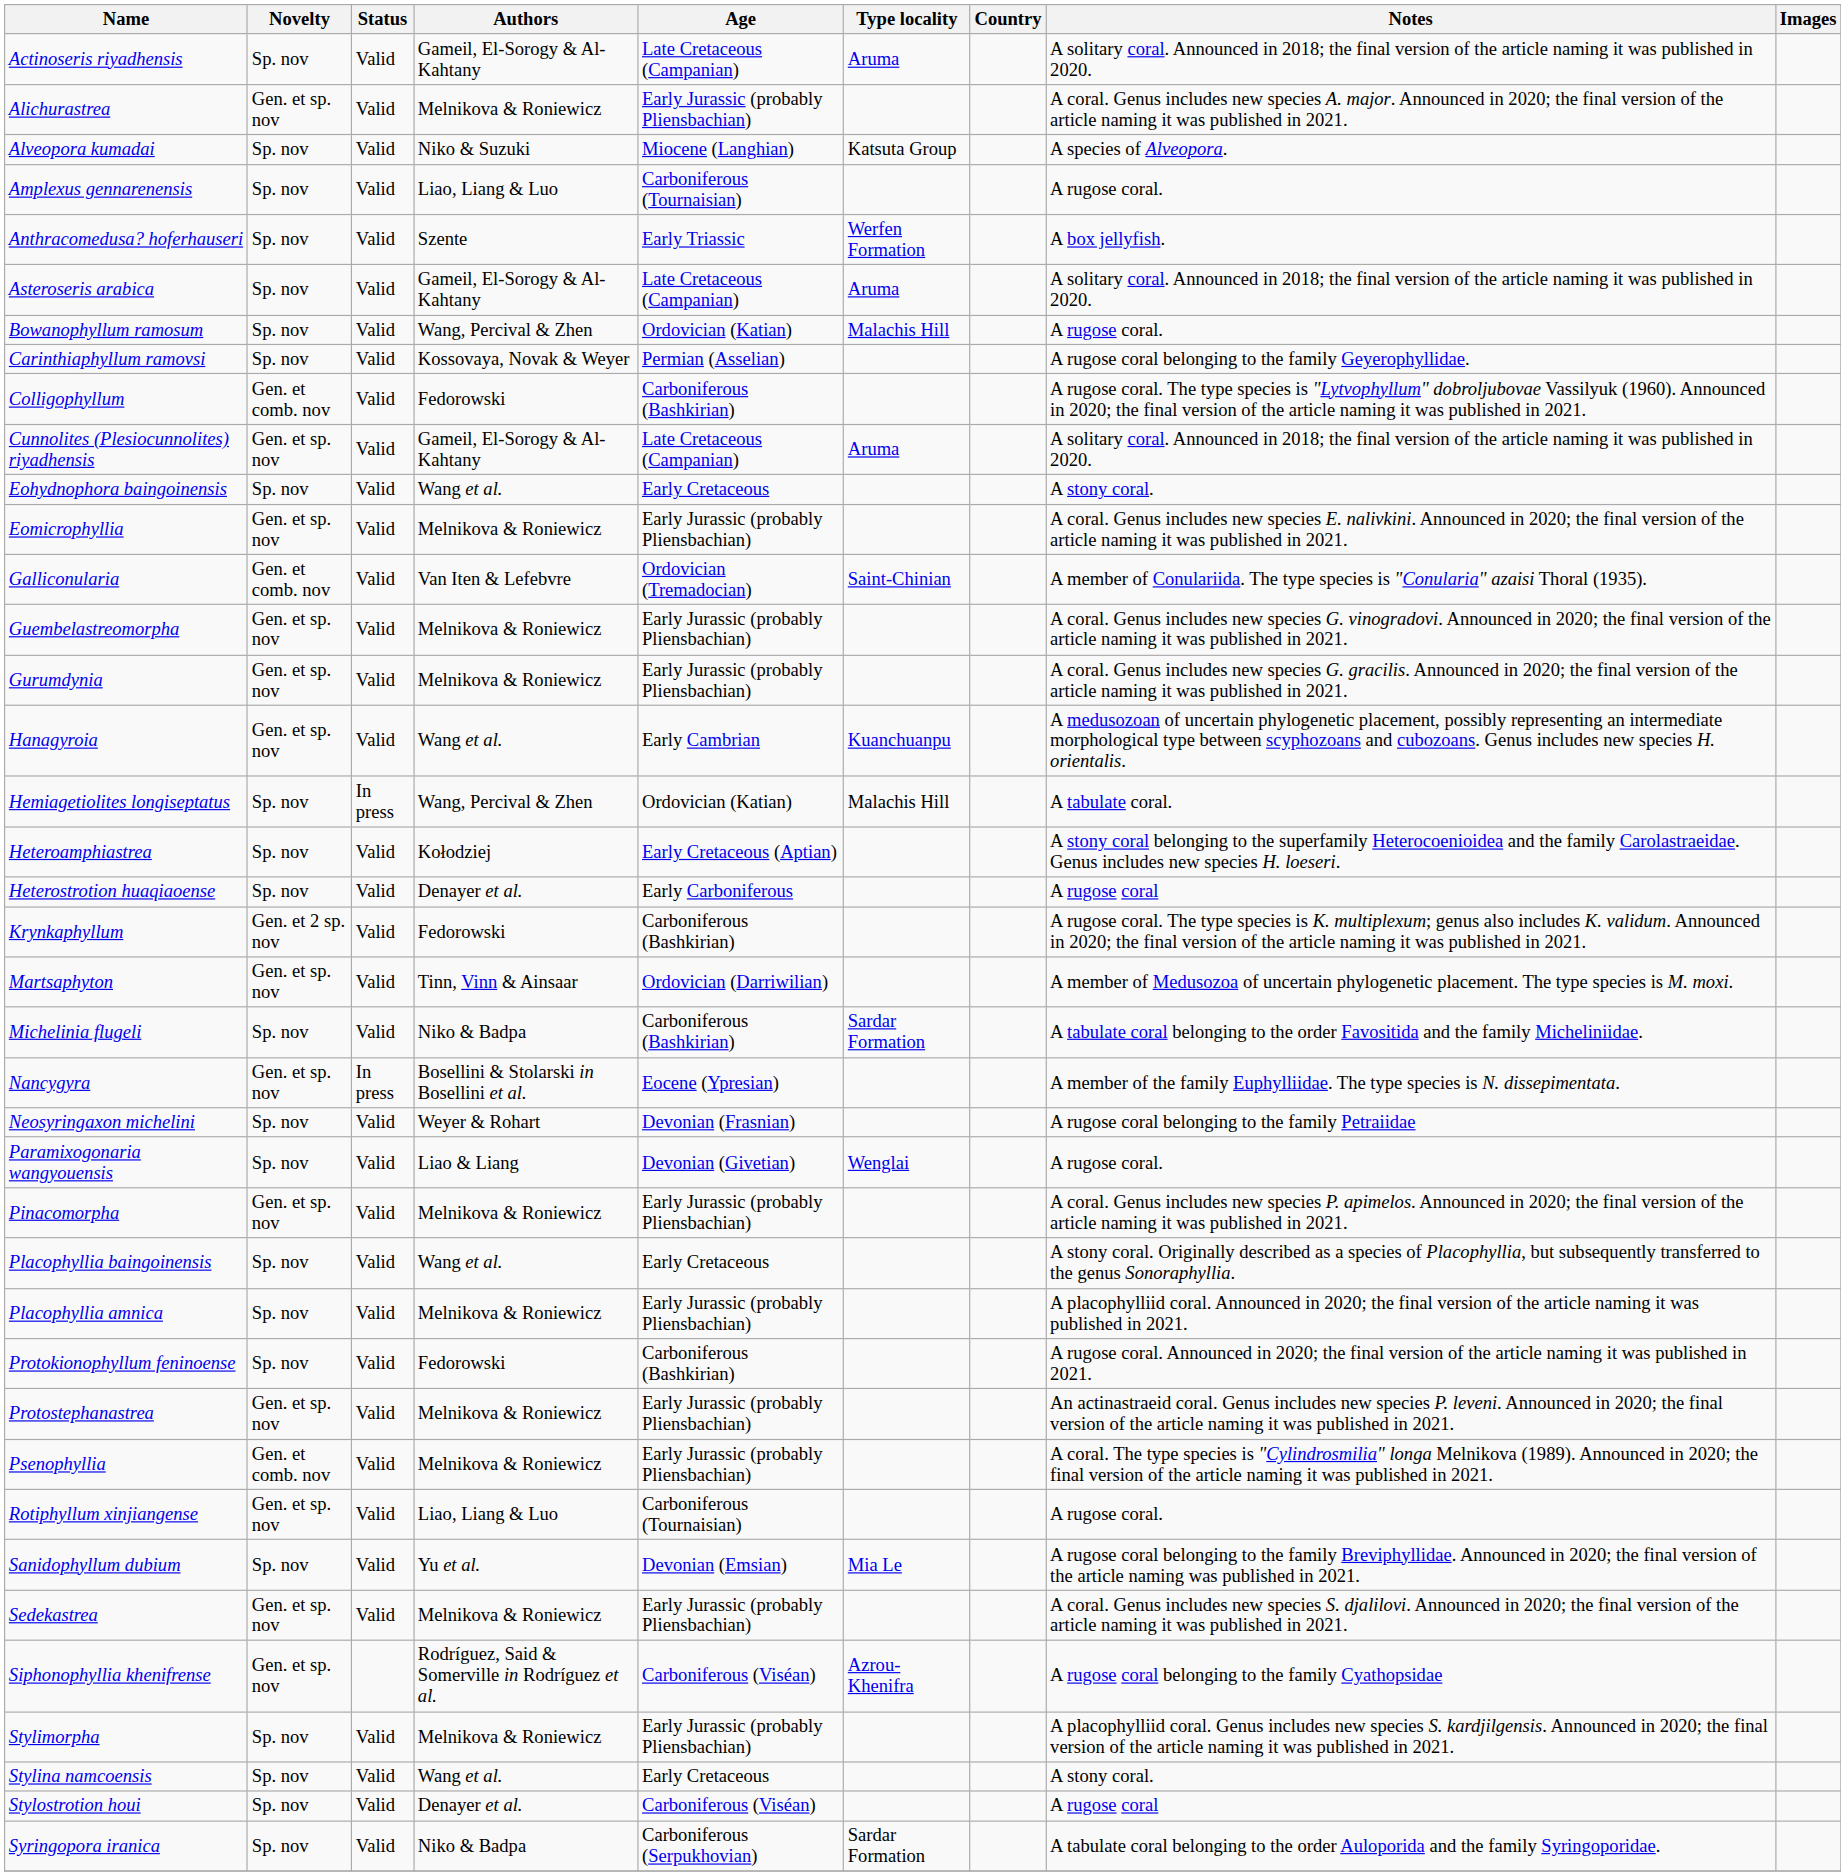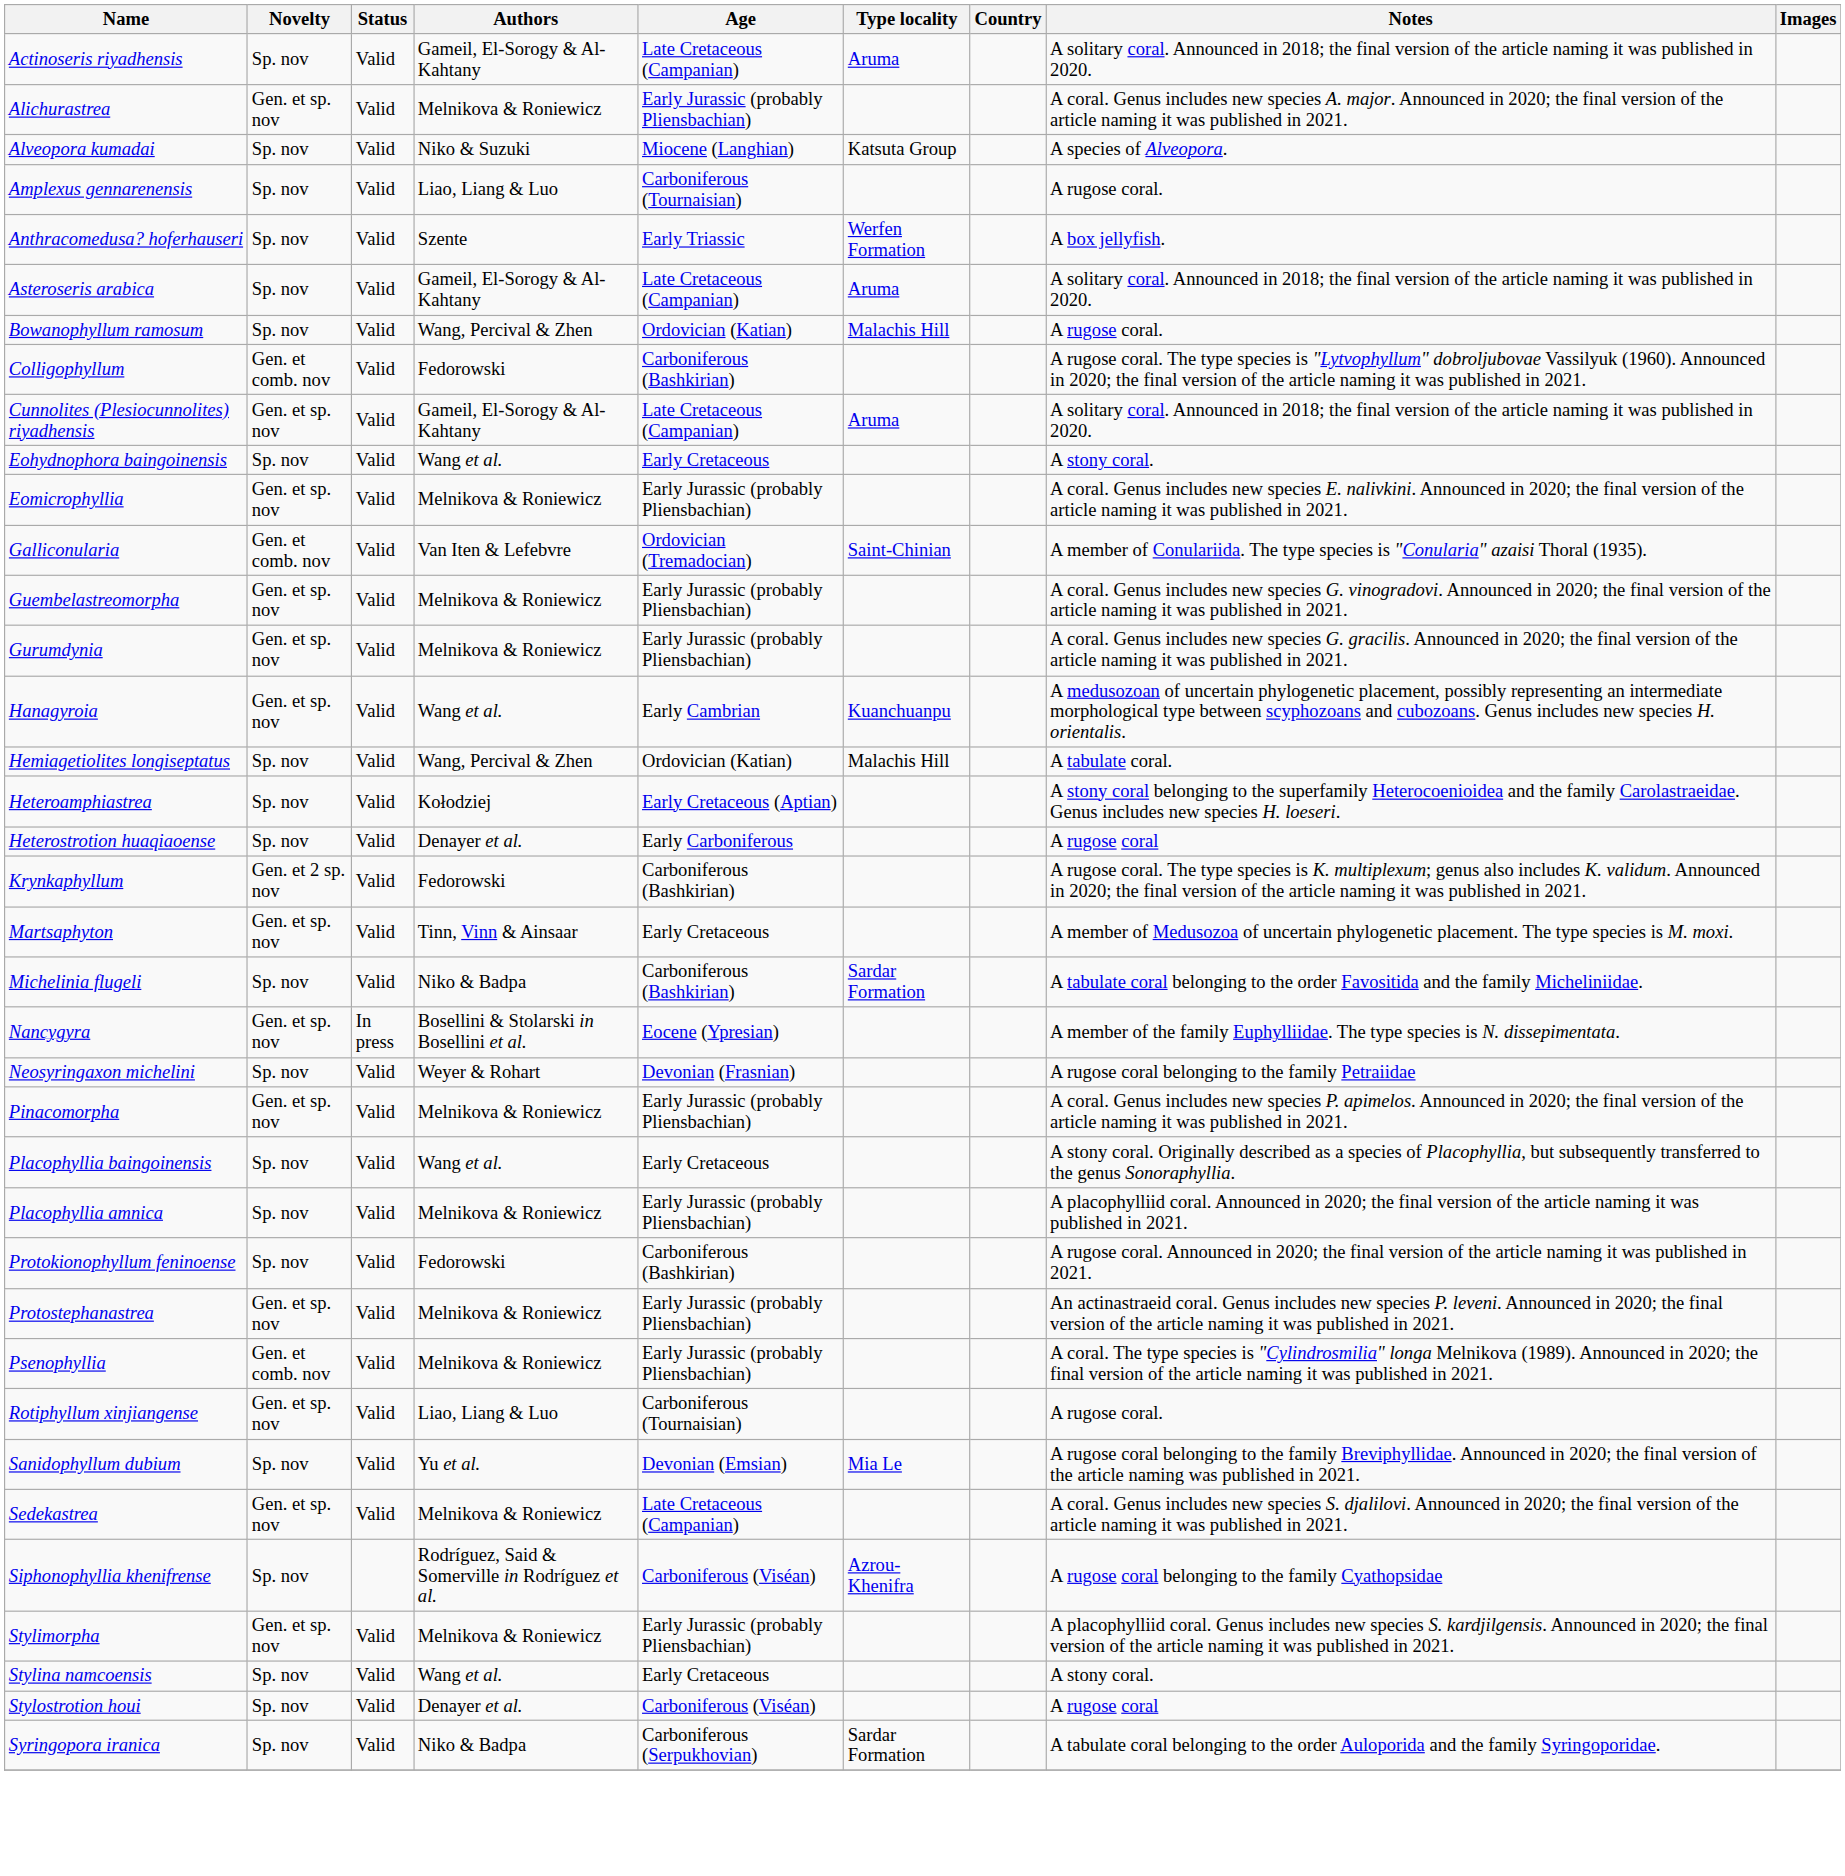- row: (107, 359)
(375, 801) In press -> (375, 761) Valid
(735, 981) Ordovician (Darriwilian) -> (706, 931) Early Cretaceous
- row: (75, 1162)
(732, 1615) Early Jurassic (probably Pliensbachian) -> (702, 1514) Late Cretaceous (Campanian)
(291, 1675) Gen. et sp. nov -> (280, 1575) Sp. nov
(280, 1736) Sp. nov -> (291, 1635) Gen. et sp. nov
